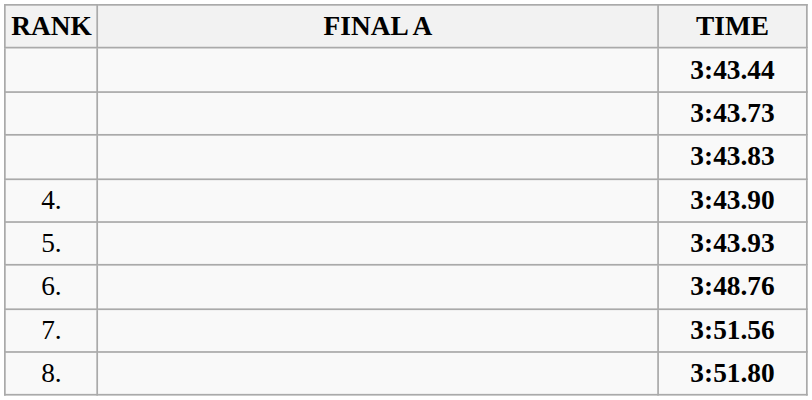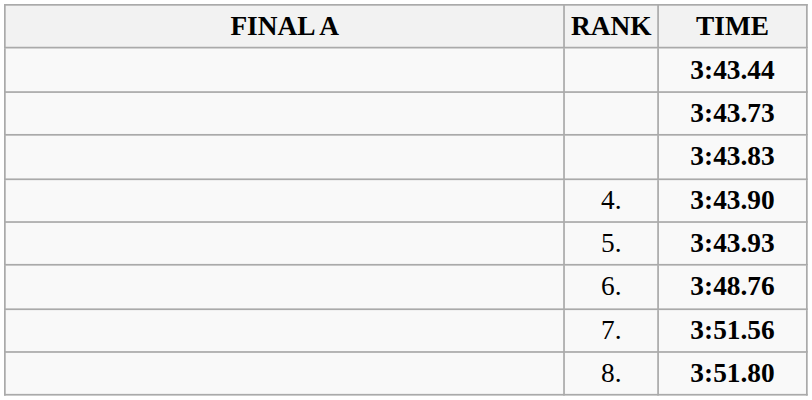columns swapped: (51, 26) <-> (378, 26)
